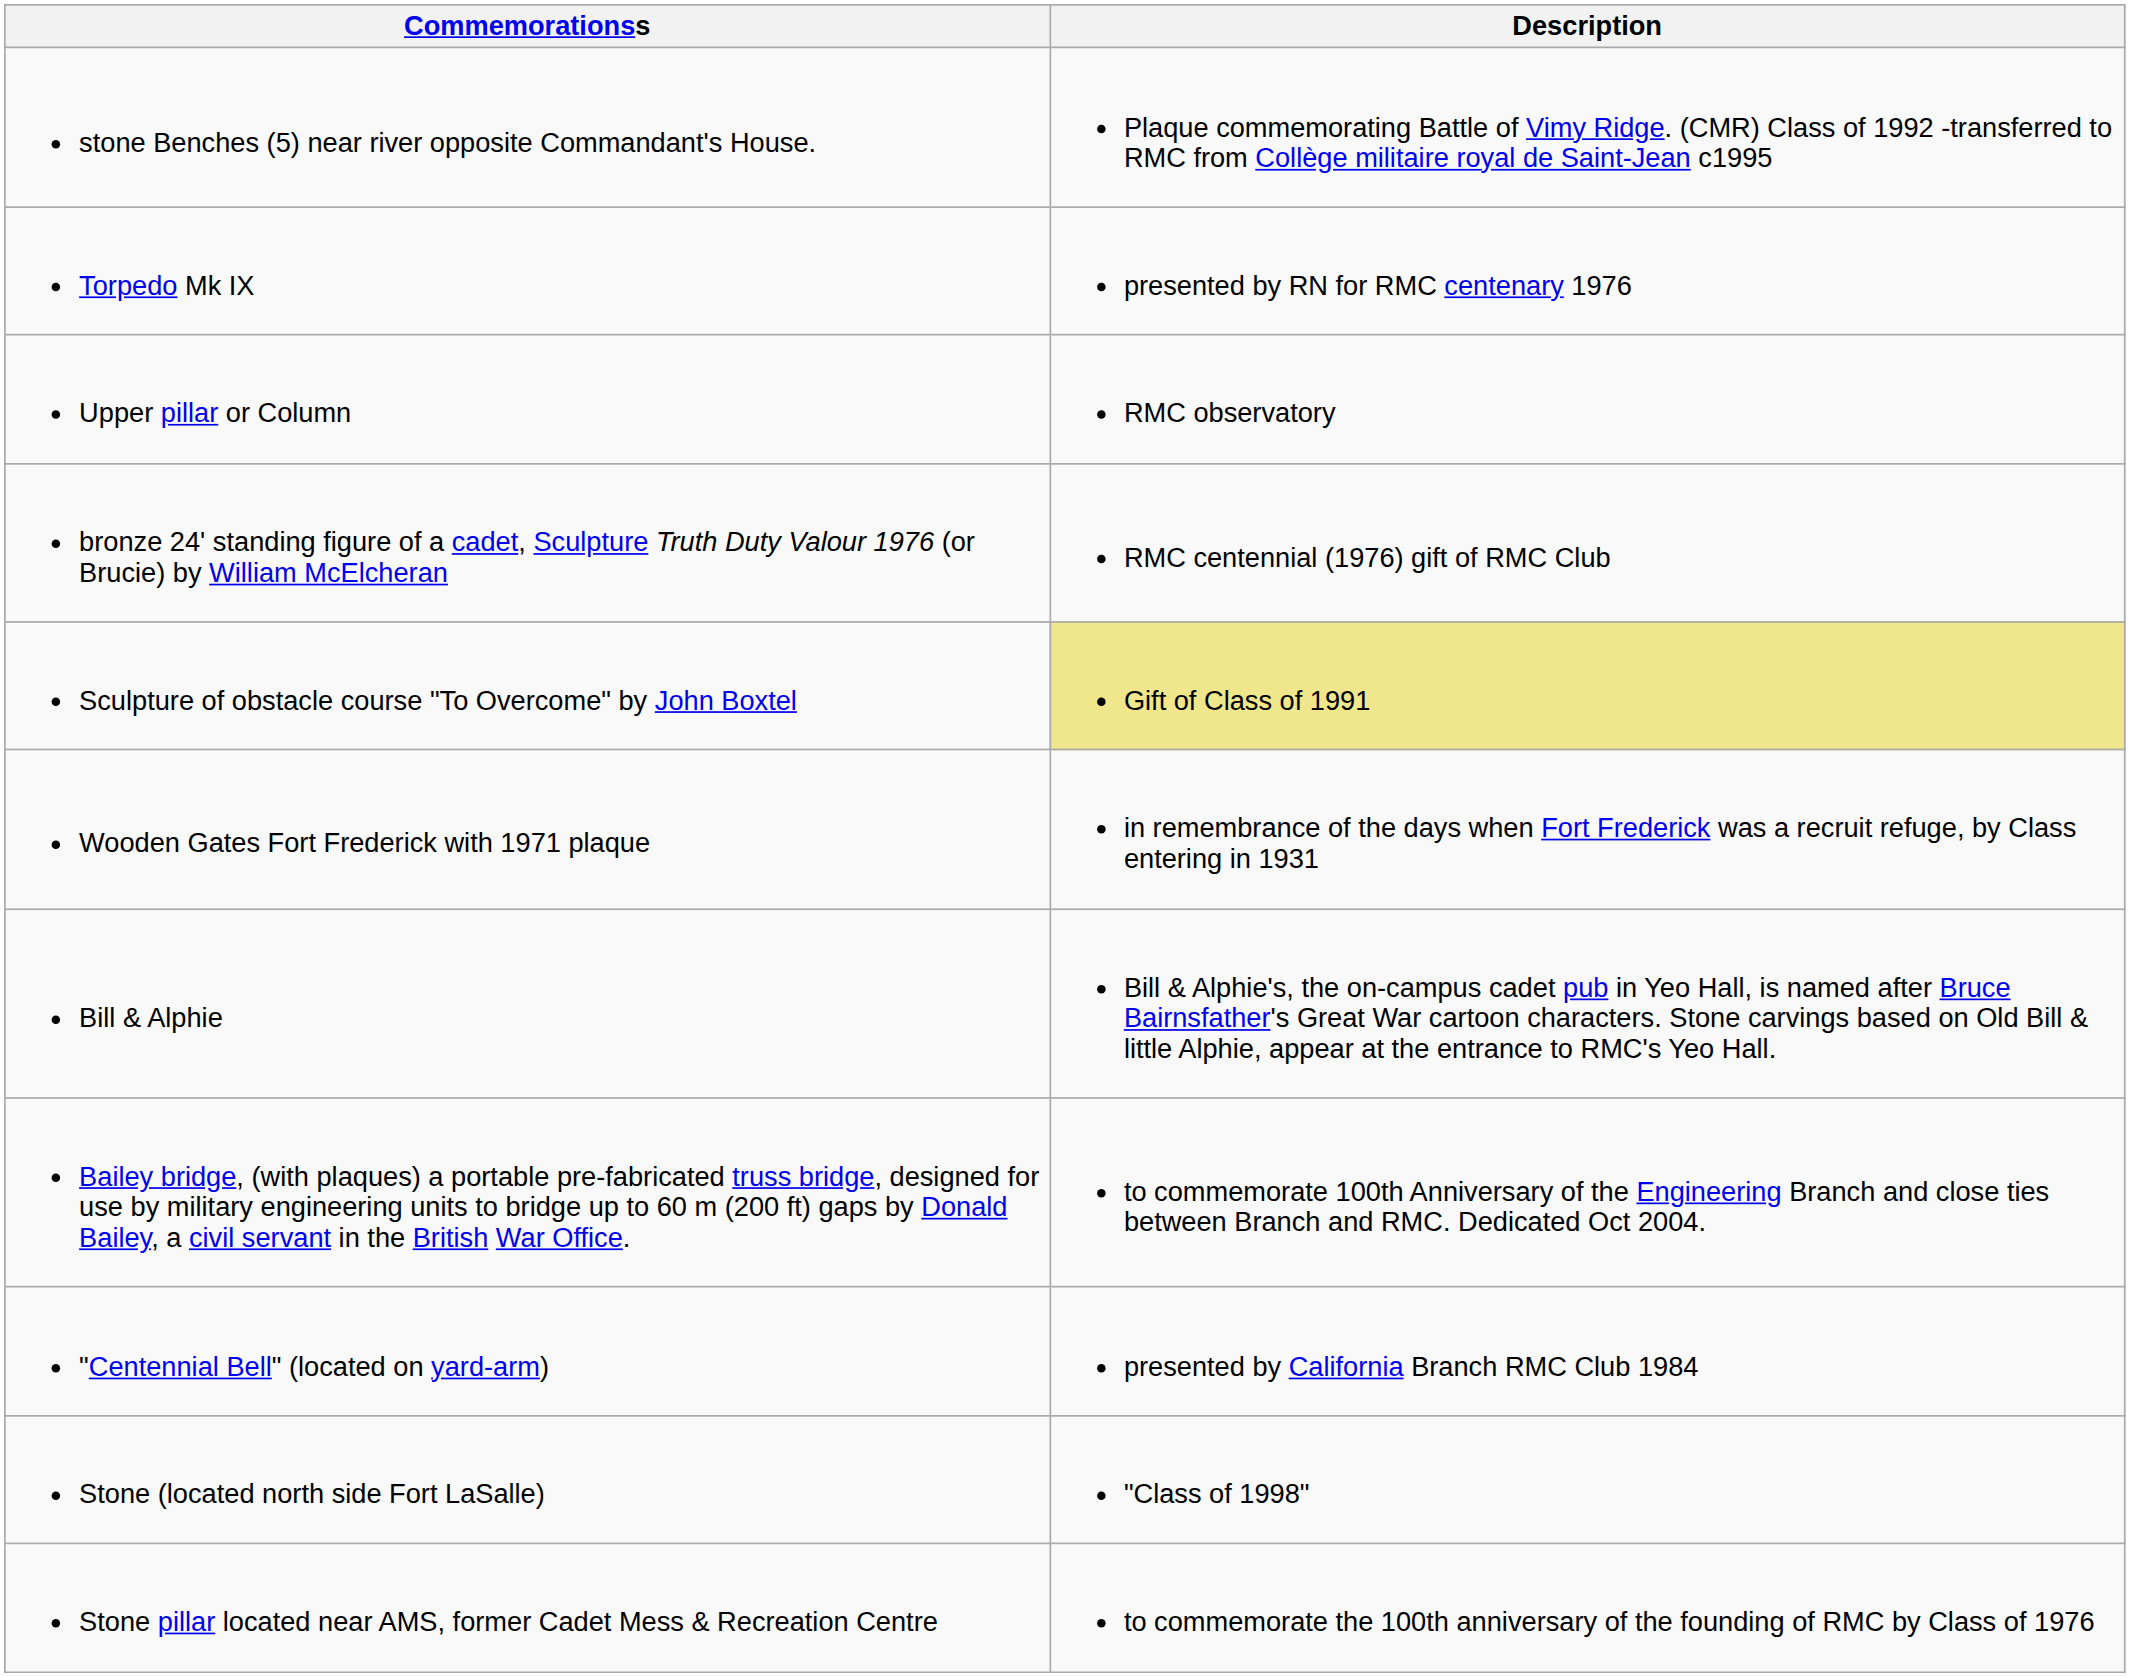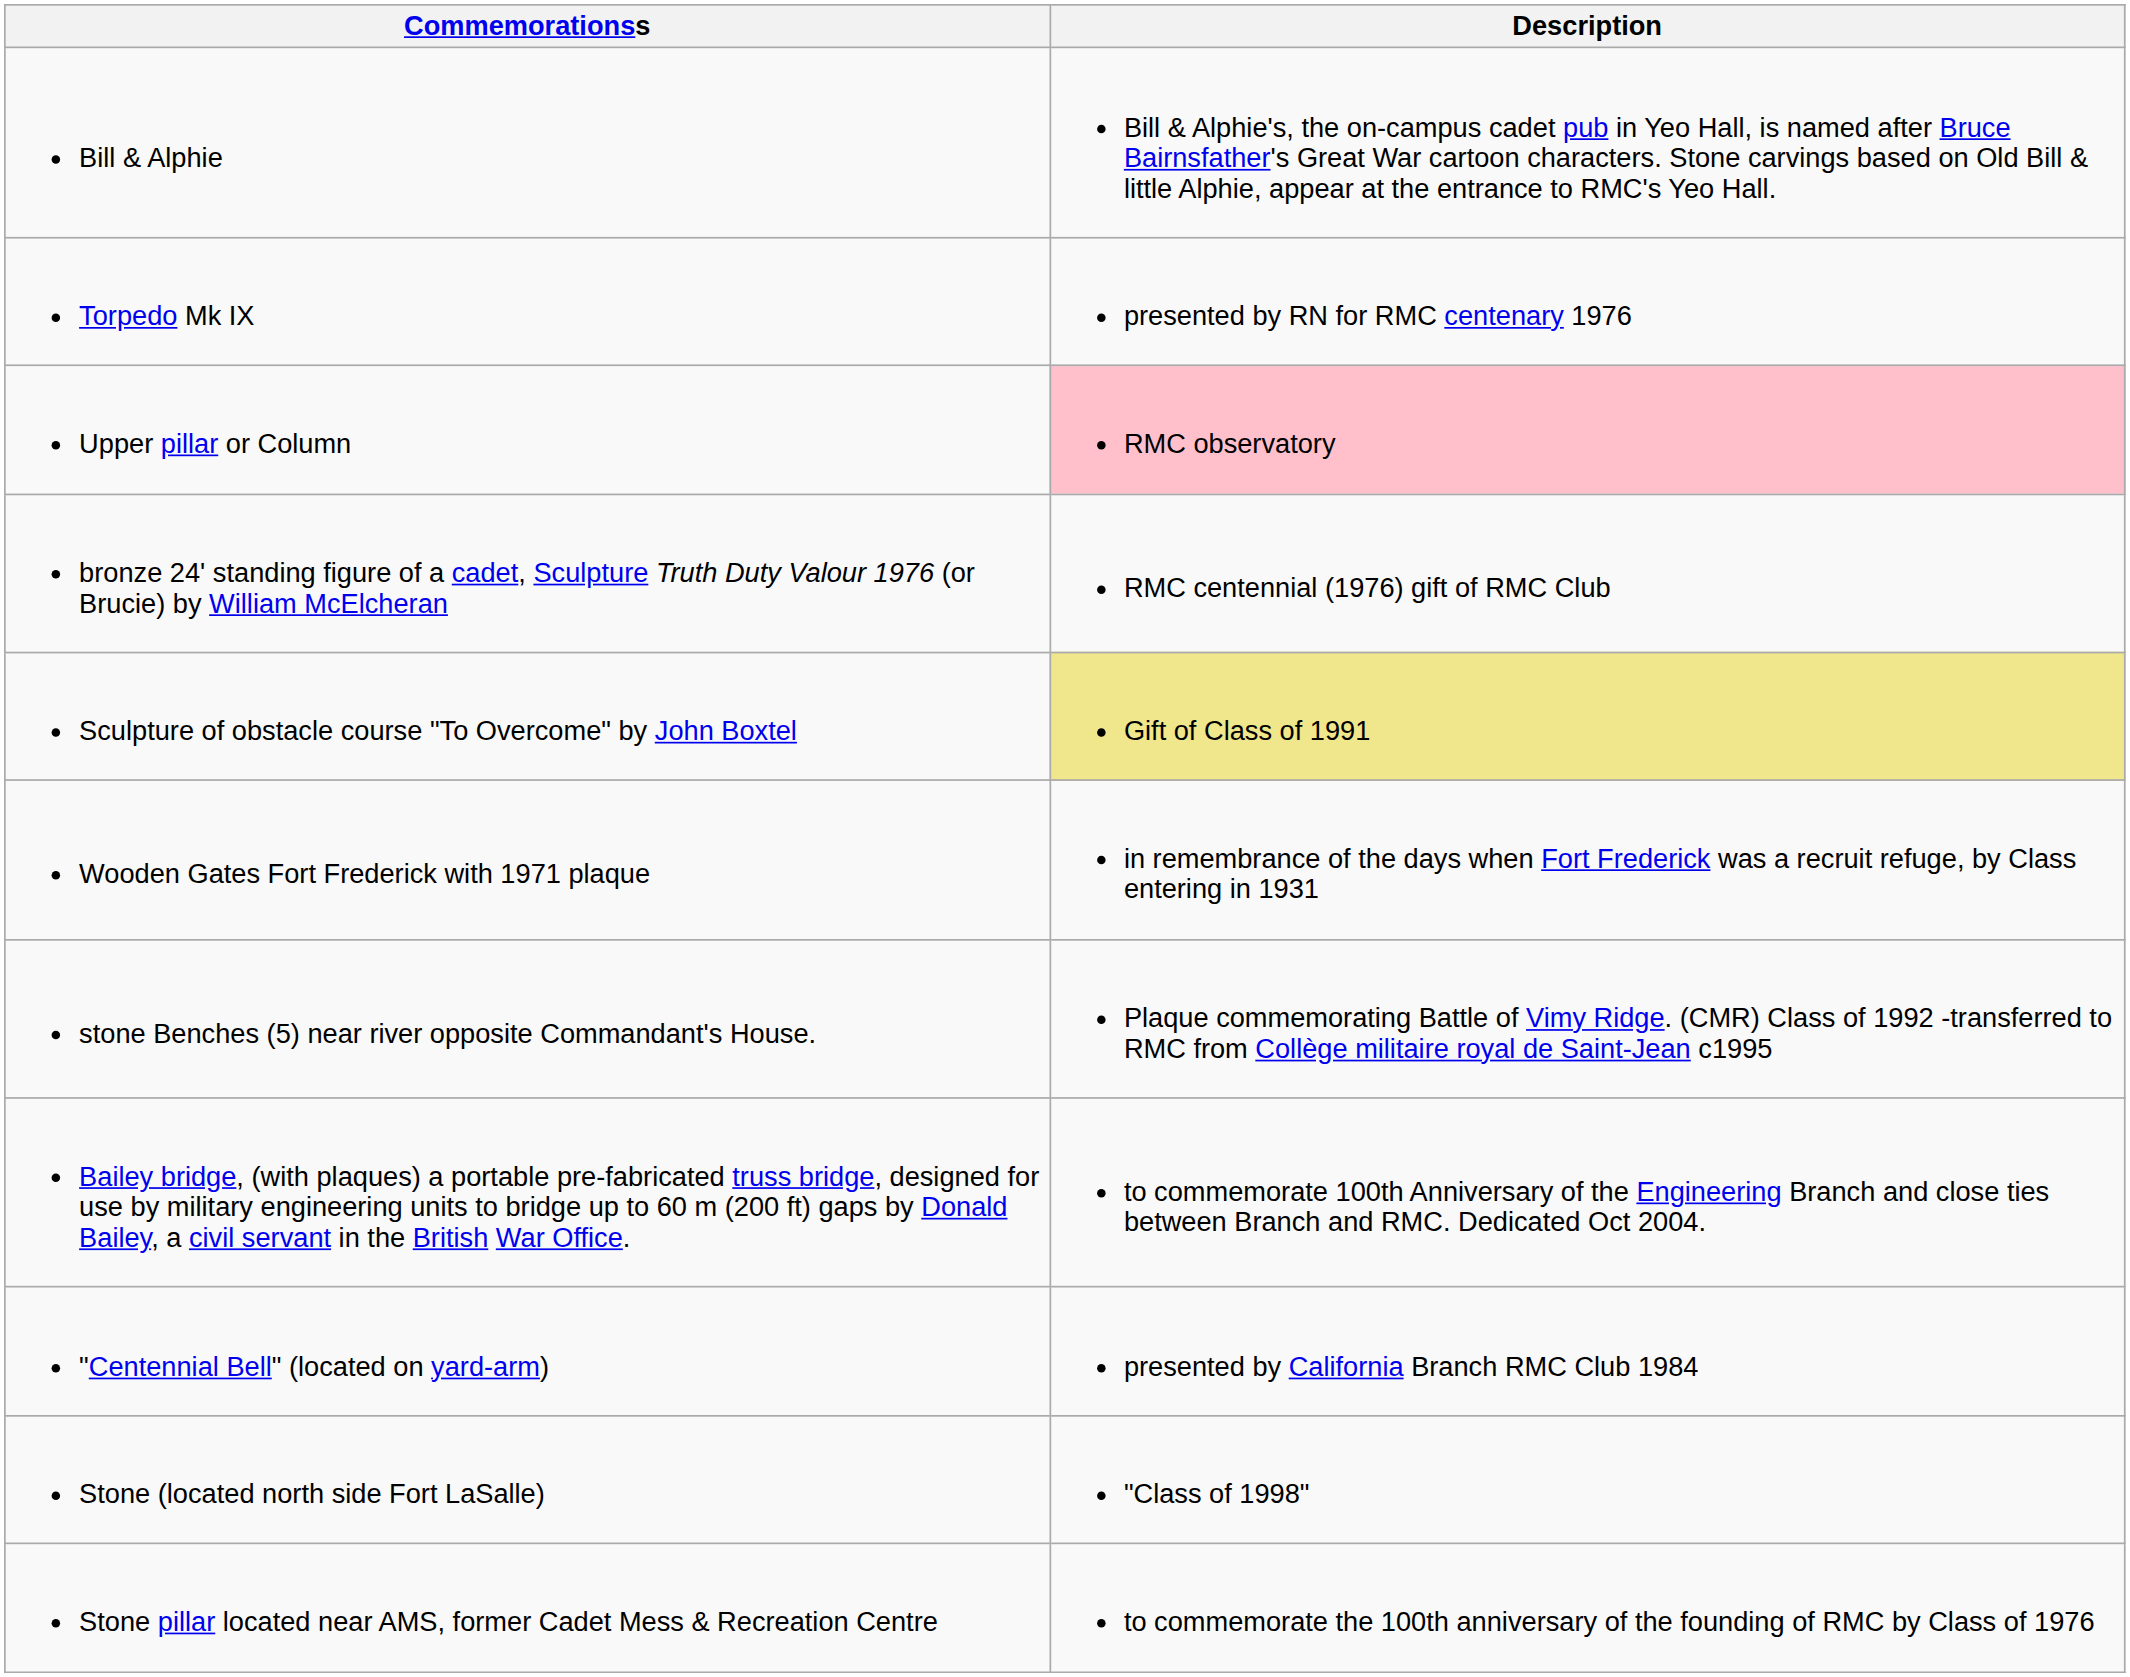rows swapped: (527, 1019) <-> (527, 143)
(1587, 414) no background -> (1587, 445) pink background
